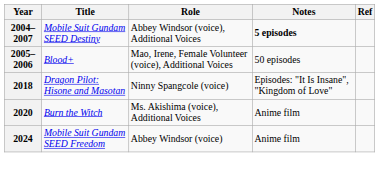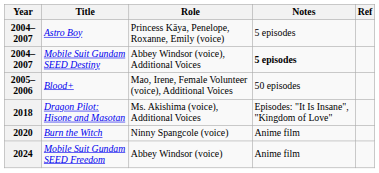+ row: (63, 33)
(180, 86) Ninny Spangcole (voice) -> (175, 112) Ms. Akishima (voice), Additional Voices
(175, 112) Ms. Akishima (voice), Additional Voices -> (180, 133) Ninny Spangcole (voice)
